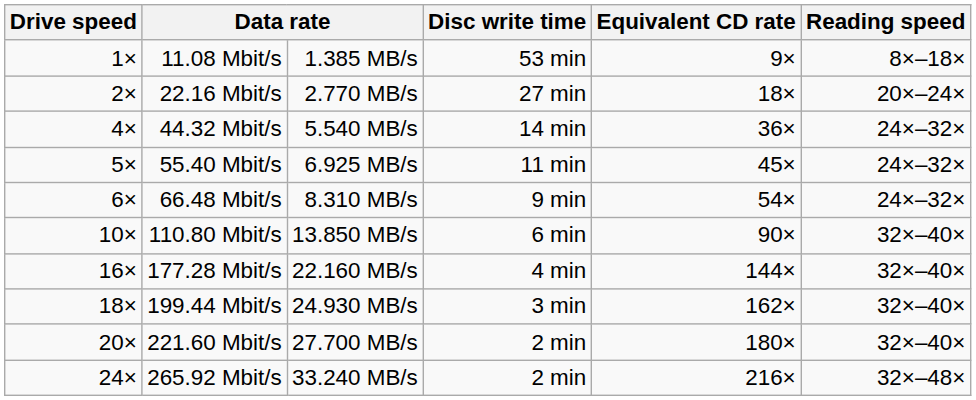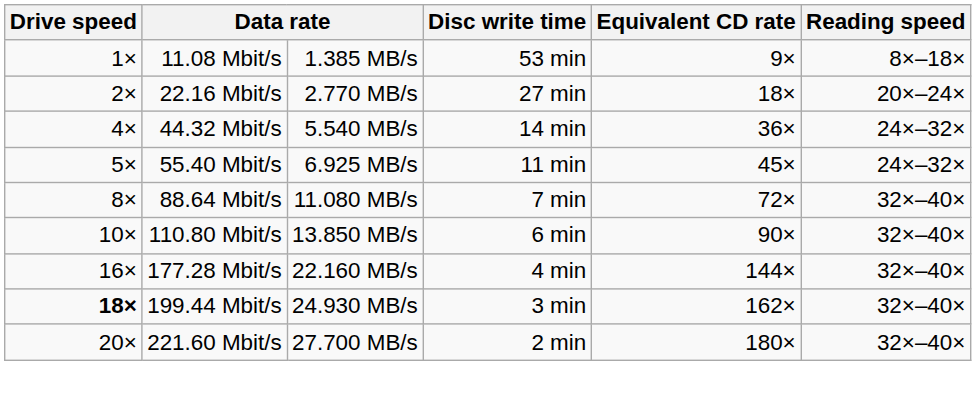- row: (221, 199)
+ row: (221, 199)
(118, 306) normal -> (118, 306) bold
- row: (214, 377)
